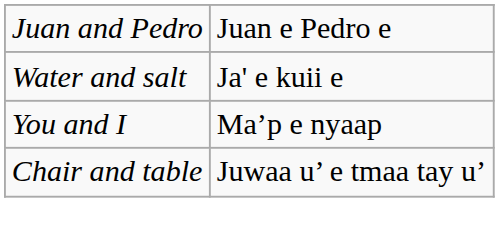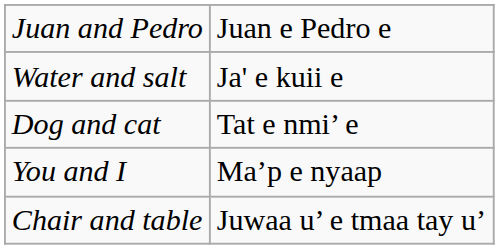+ row: (86, 123)
